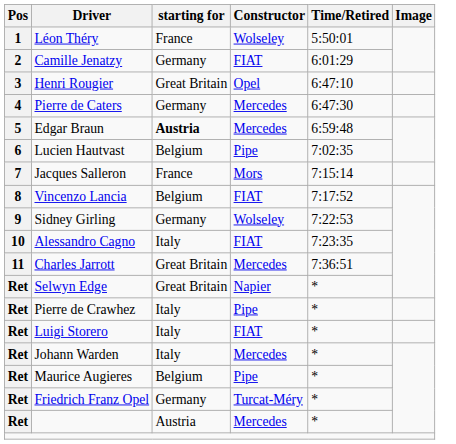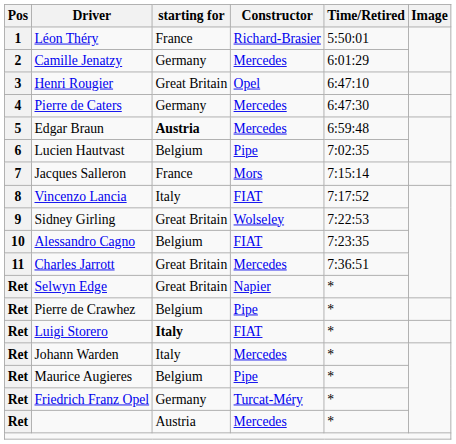(259, 38) Wolseley -> (277, 38) Richard-Brasier
(248, 61) FIAT -> (260, 61) Mercedes
(179, 196) Belgium -> (168, 196) Italy
(181, 218) Germany -> (191, 218) Great Britain
(168, 241) Italy -> (179, 241) Belgium
(168, 309) Italy -> (179, 309) Belgium
(168, 331) normal -> (169, 331) bold
